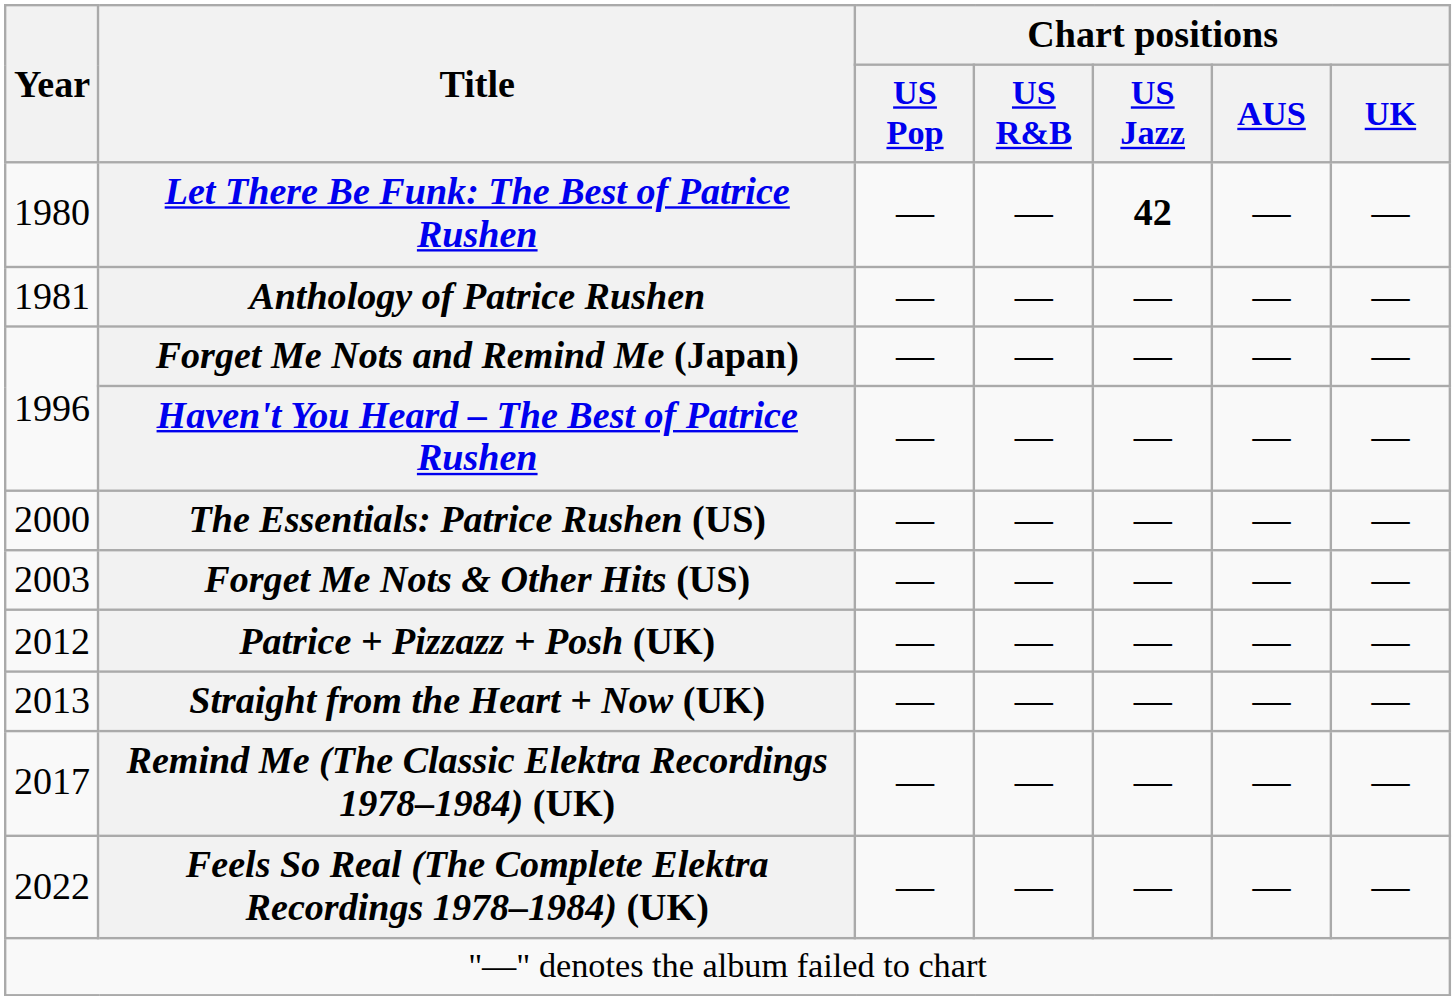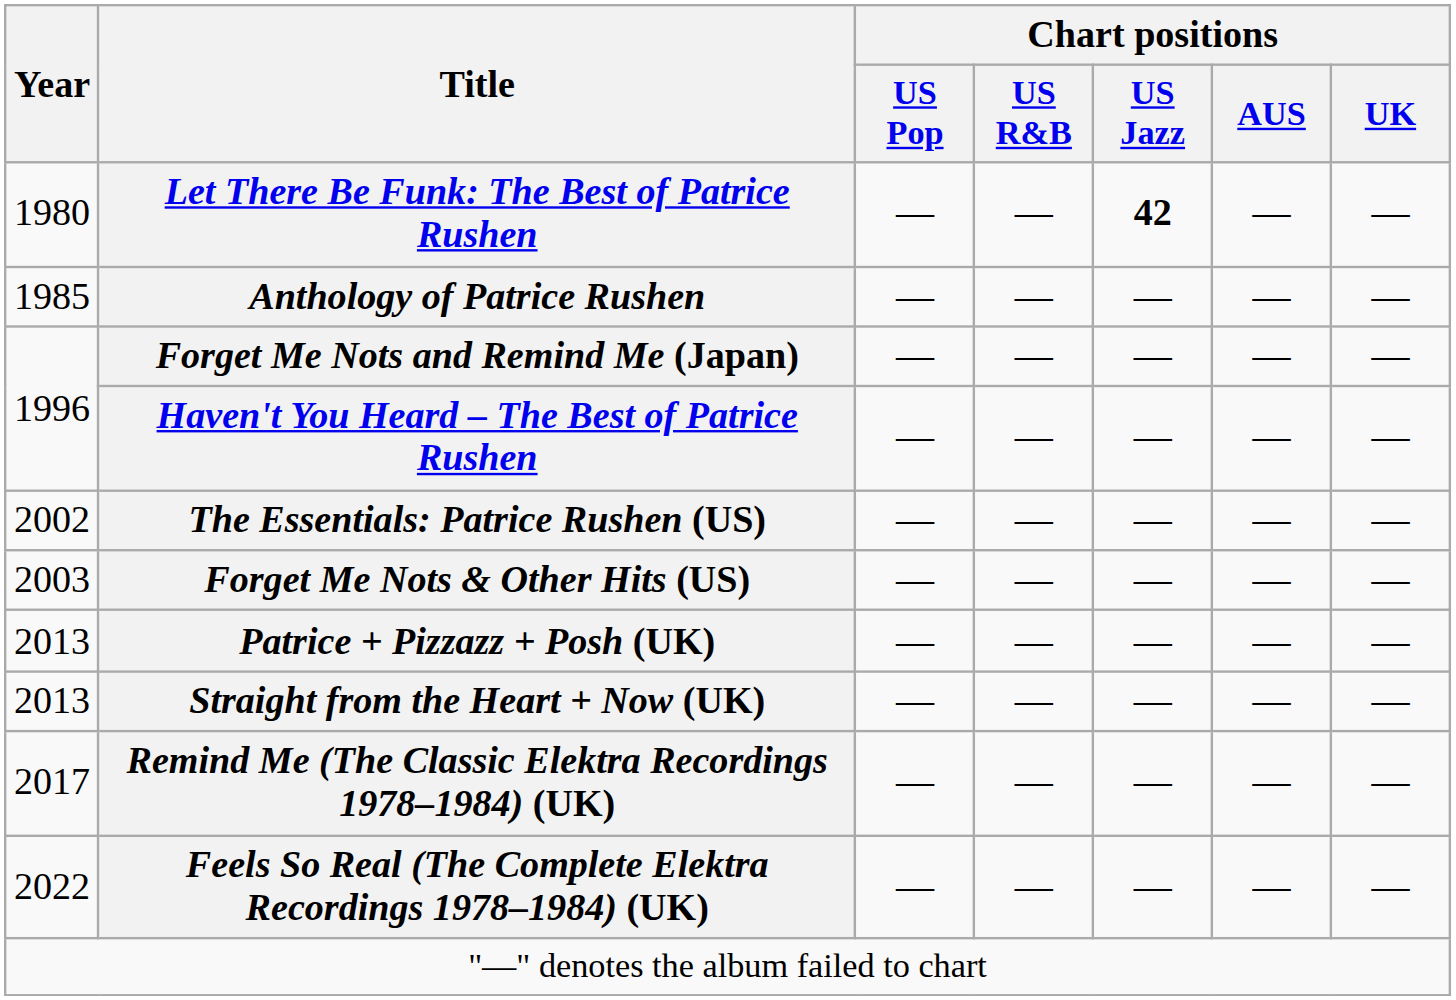(52, 295) 1981 -> (52, 295) 1985
(52, 519) 2000 -> (52, 519) 2002
(52, 640) 2012 -> (52, 640) 2013
